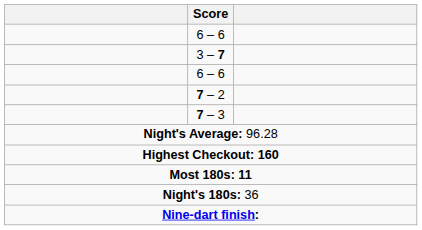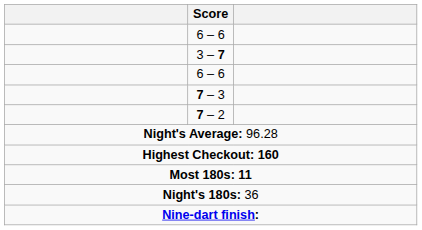rows swapped: (96, 115) <-> (96, 95)
